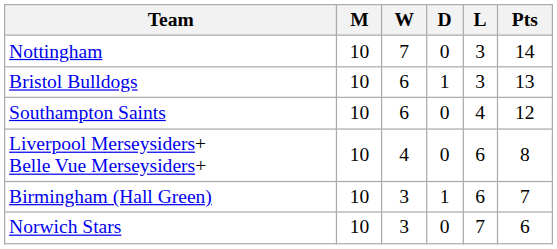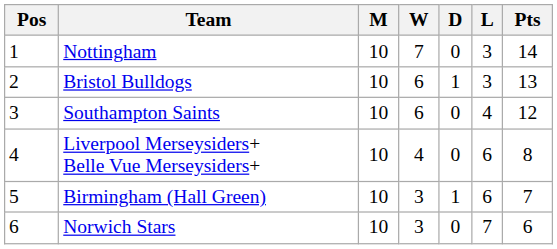+ column: (32, 19)
